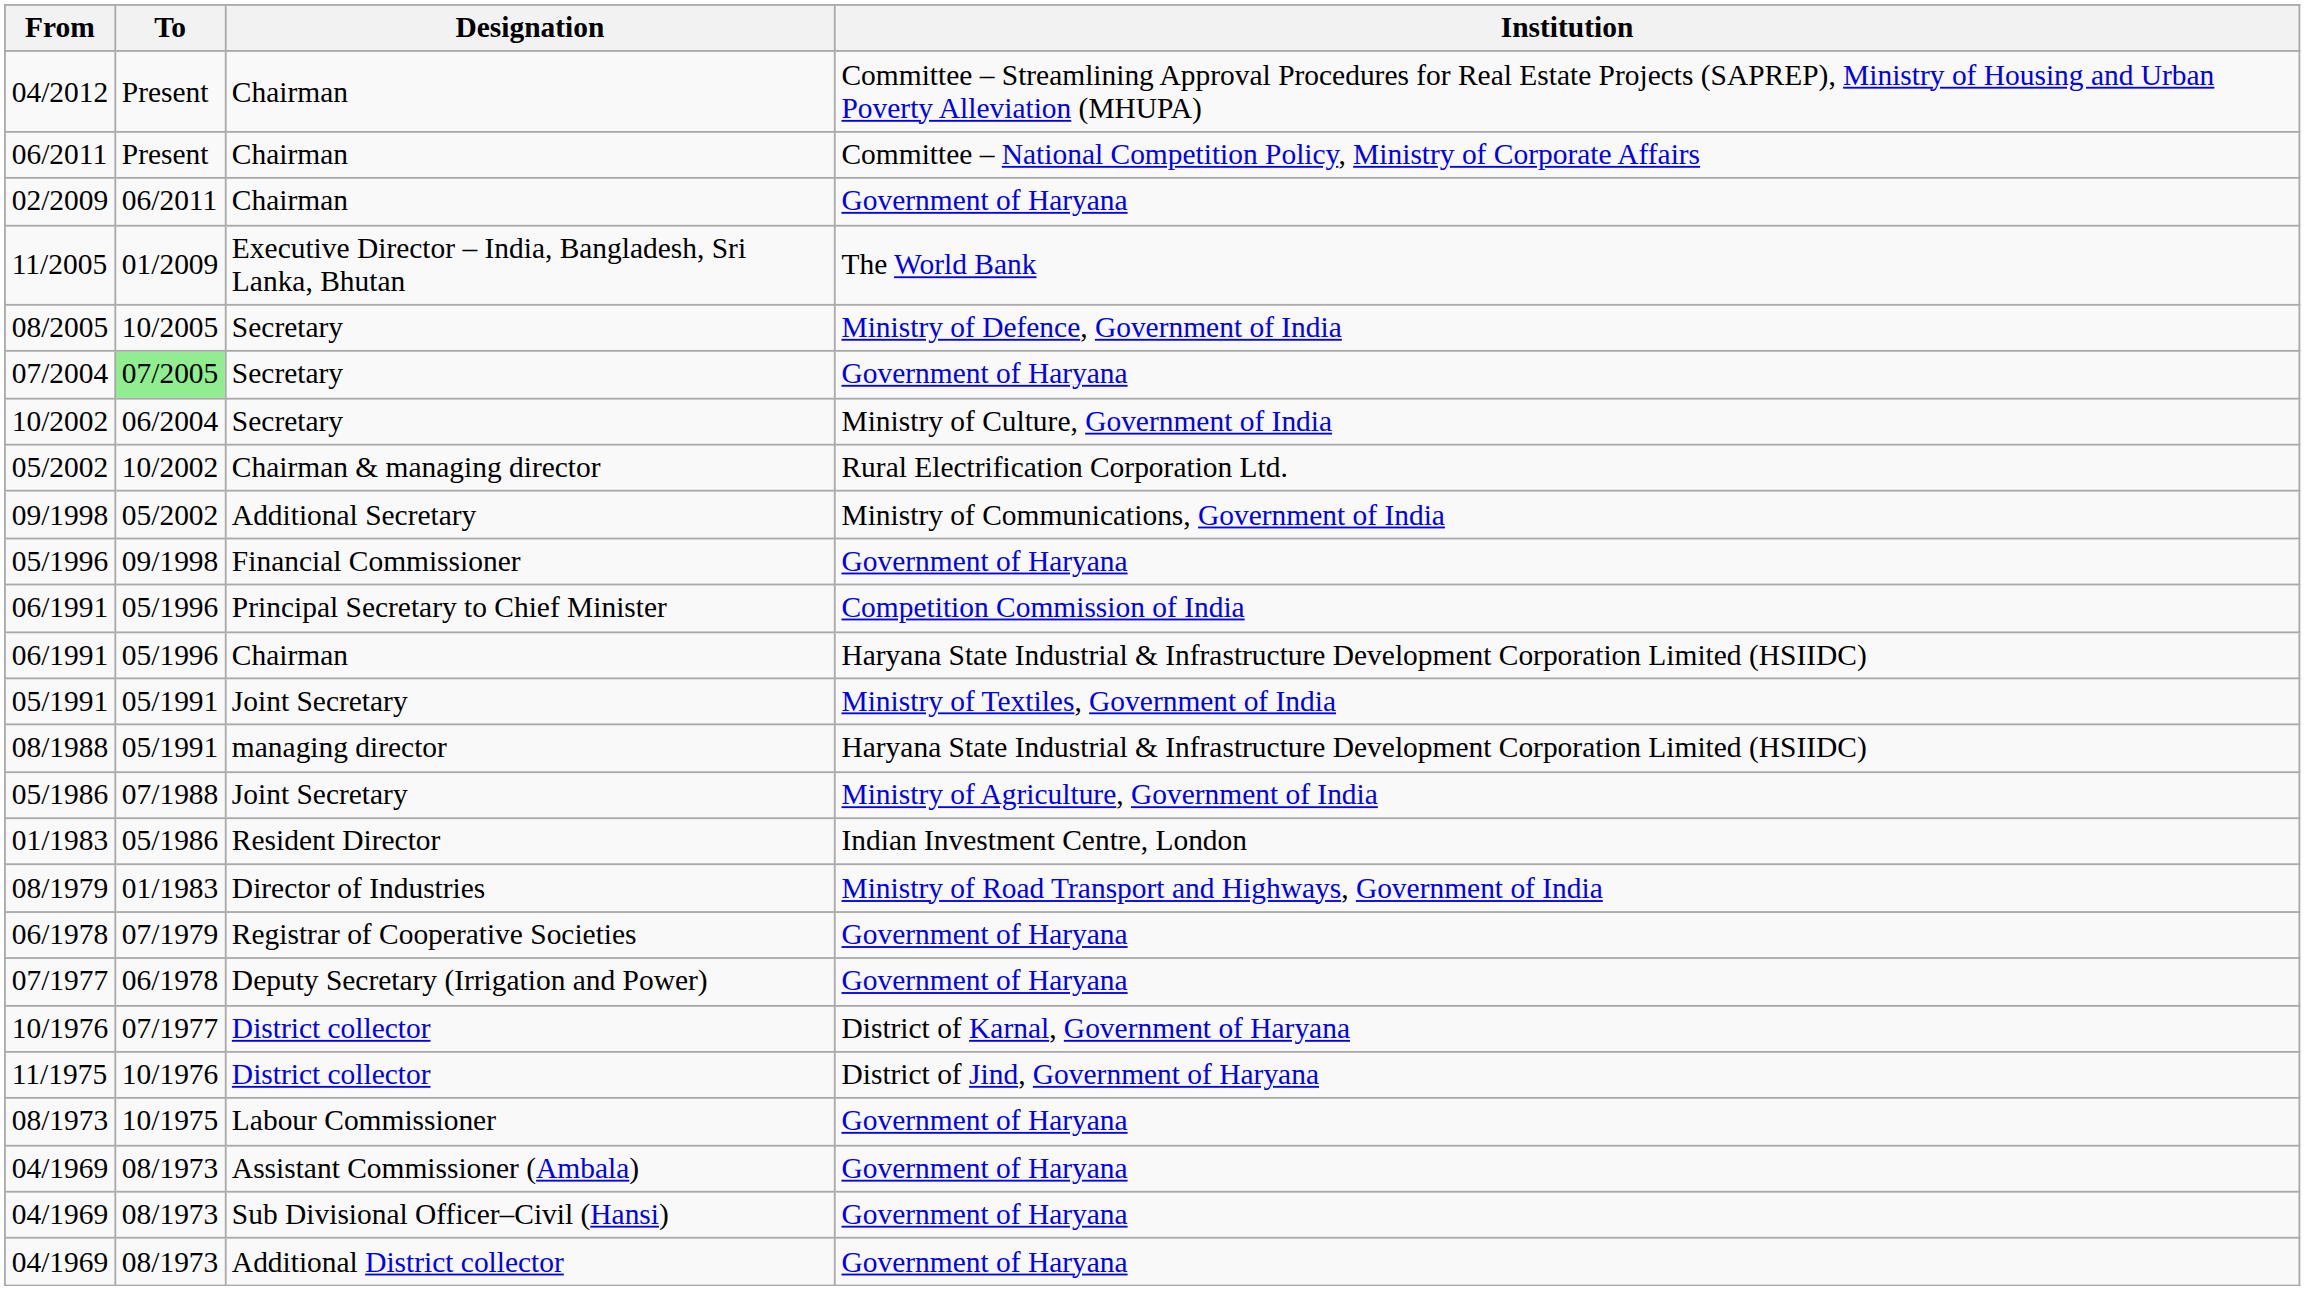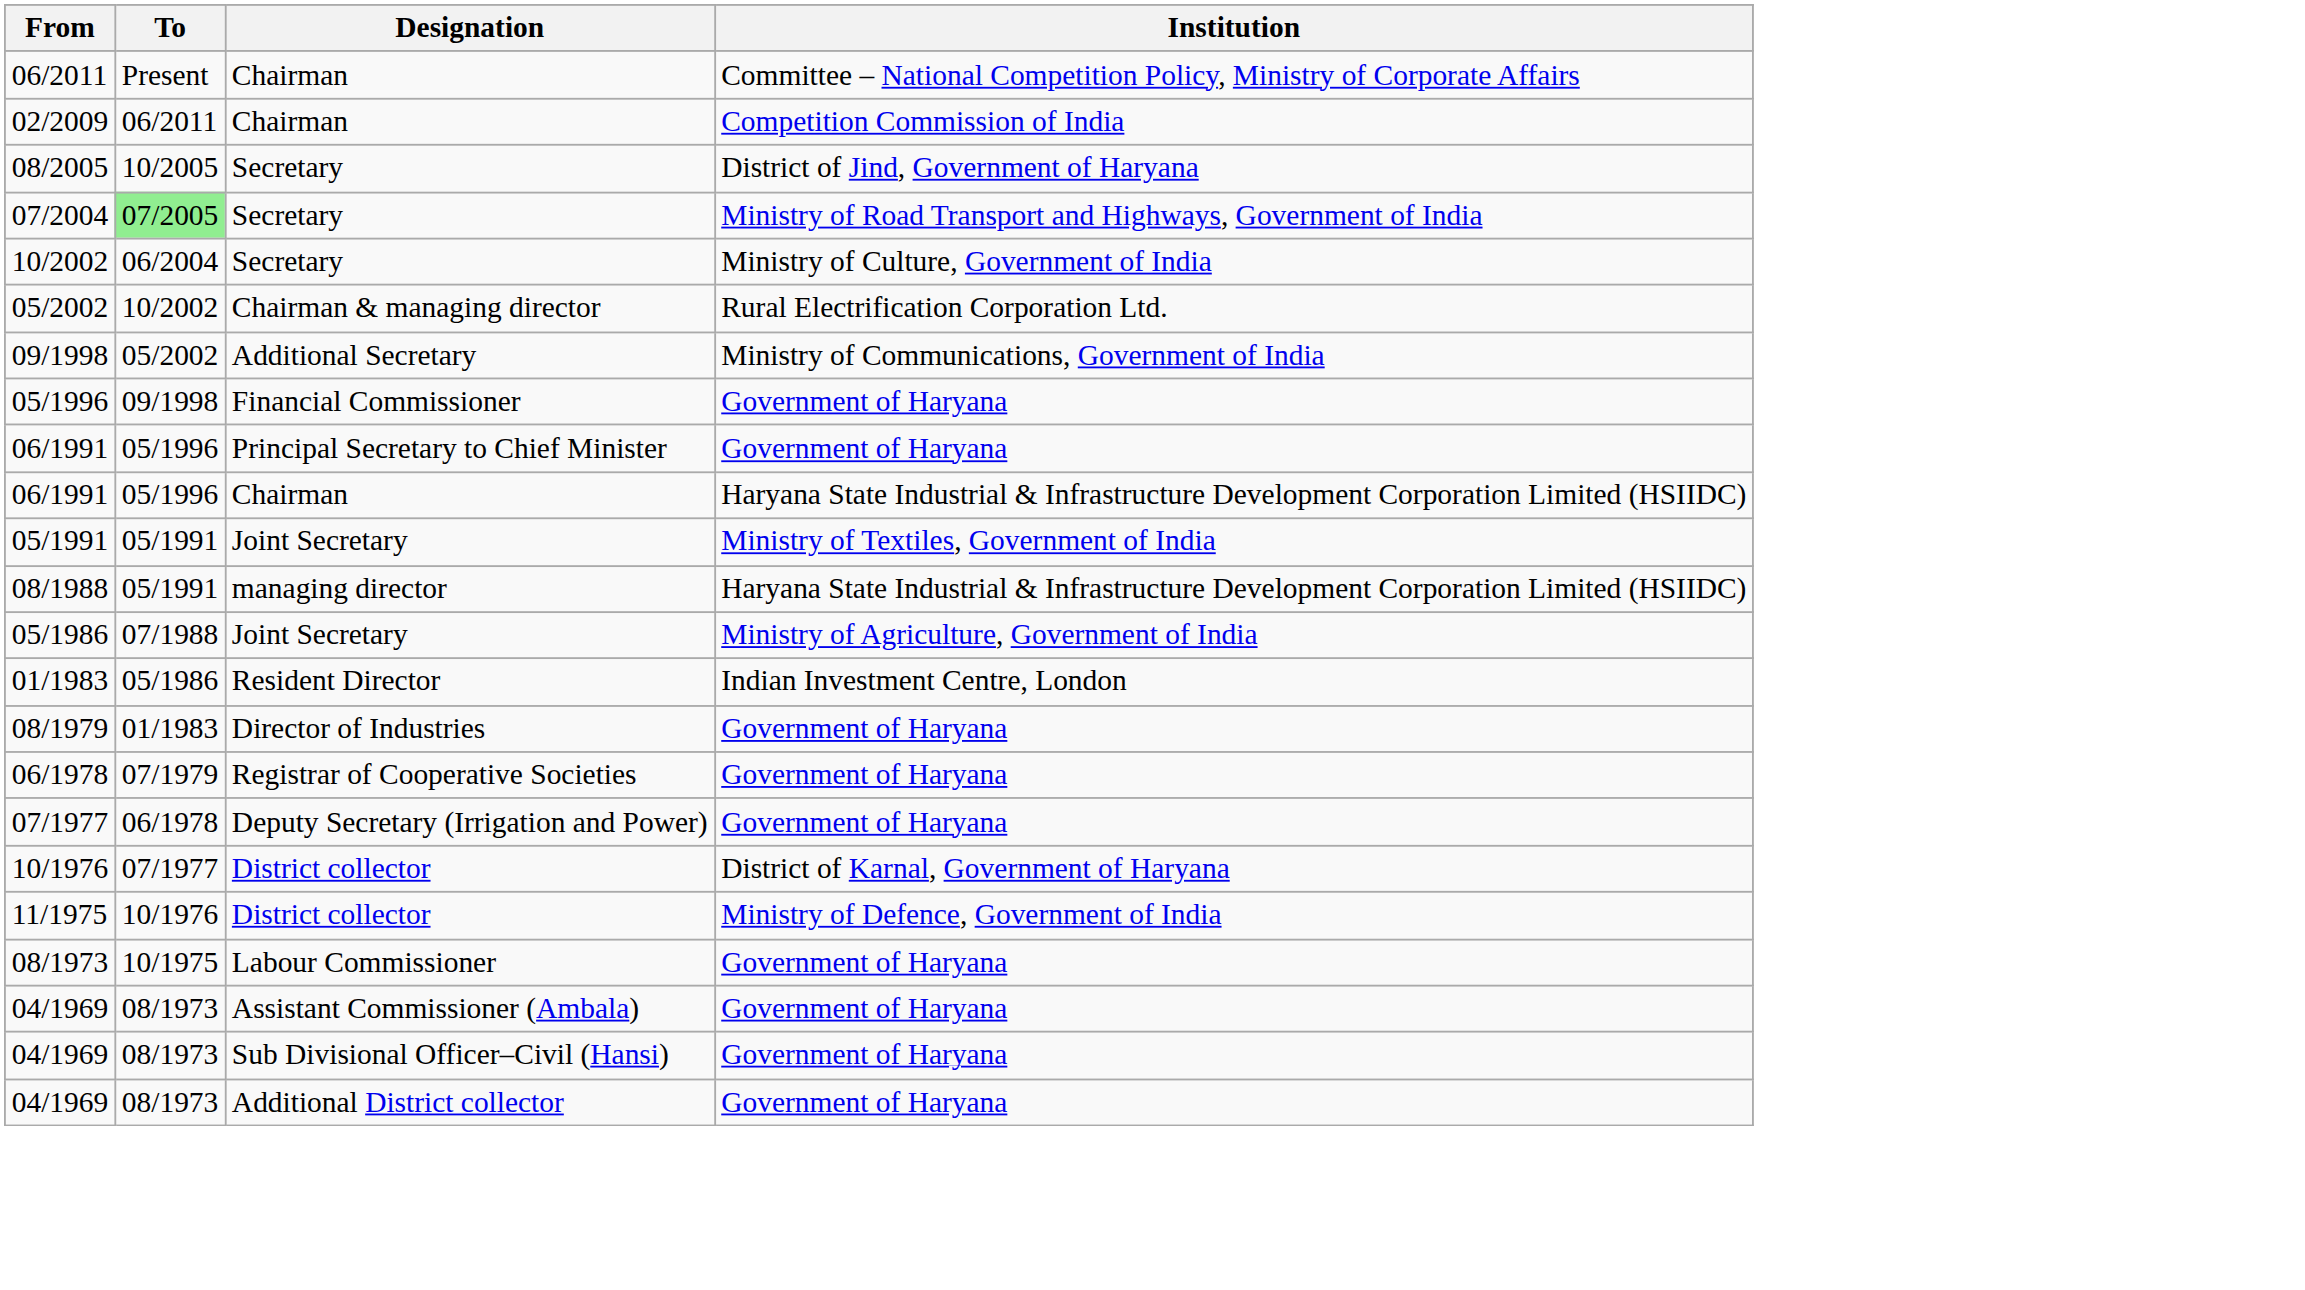- row: (60, 91)
(985, 201) Government of Haryana -> (923, 121) Competition Commission of India
- row: (59, 264)
(1092, 327) Ministry of Defence, Government of India -> (960, 167) District of Jind, Government of Haryana
(985, 374) Government of Haryana -> (1102, 214) Ministry of Road Transport and Highways, Government of India
(1043, 607) Competition Commission of India -> (864, 448) Government of Haryana
(1222, 887) Ministry of Road Transport and Highways, Government of India -> (864, 728) Government of Haryana
(1080, 1074) District of Jind, Government of Haryana -> (971, 914) Ministry of Defence, Government of India
